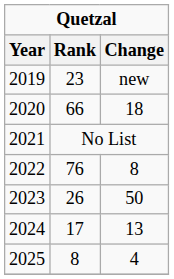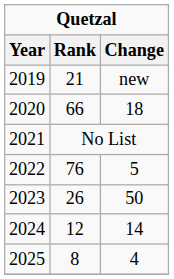(75, 79) 23 -> (75, 79) 21
(134, 169) 8 -> (134, 169) 5
(75, 229) 17 -> (75, 229) 12
(134, 229) 13 -> (134, 229) 14
